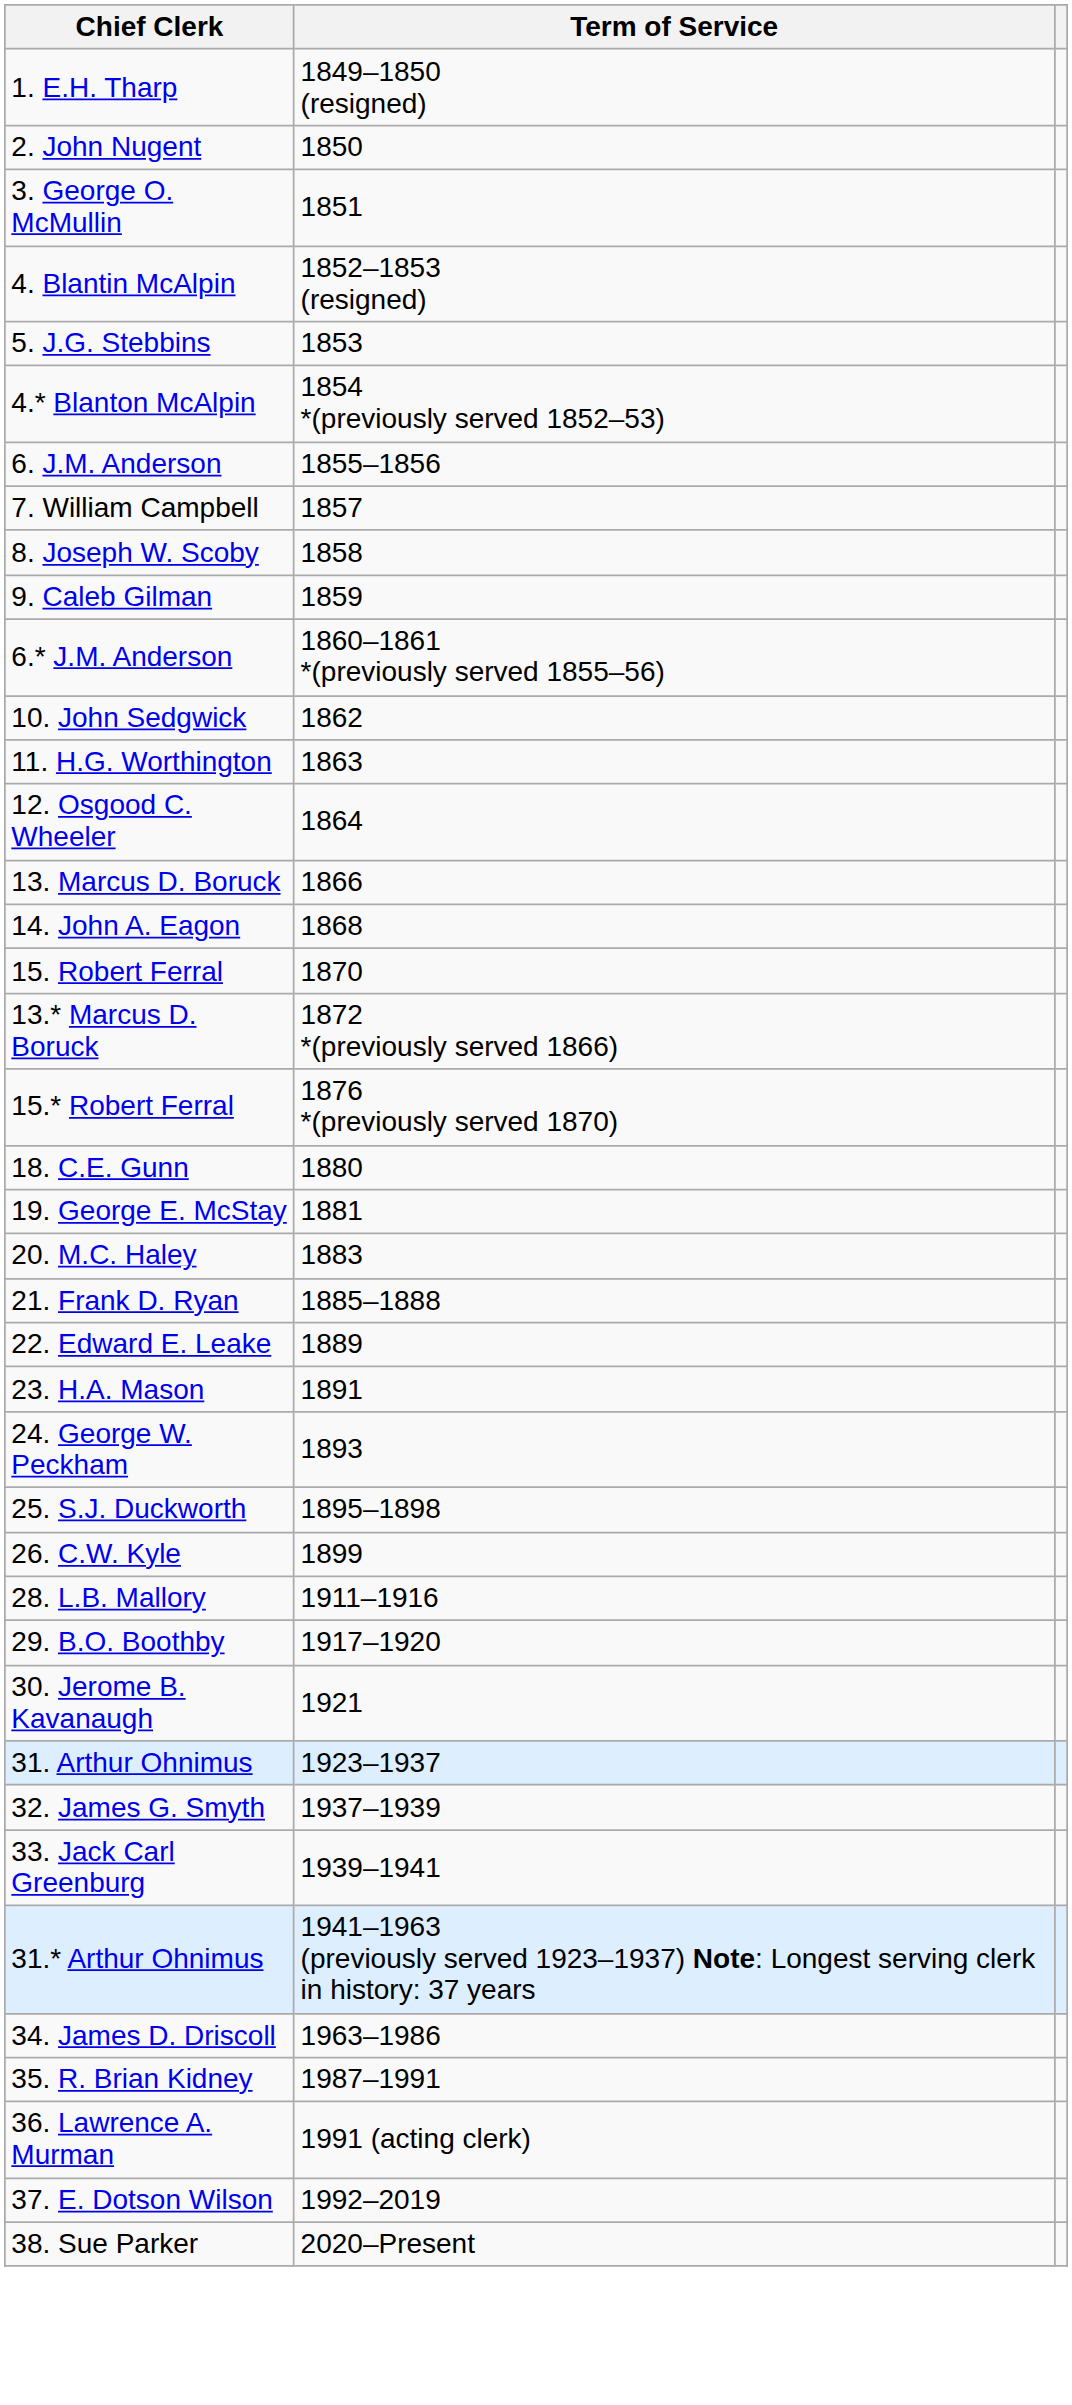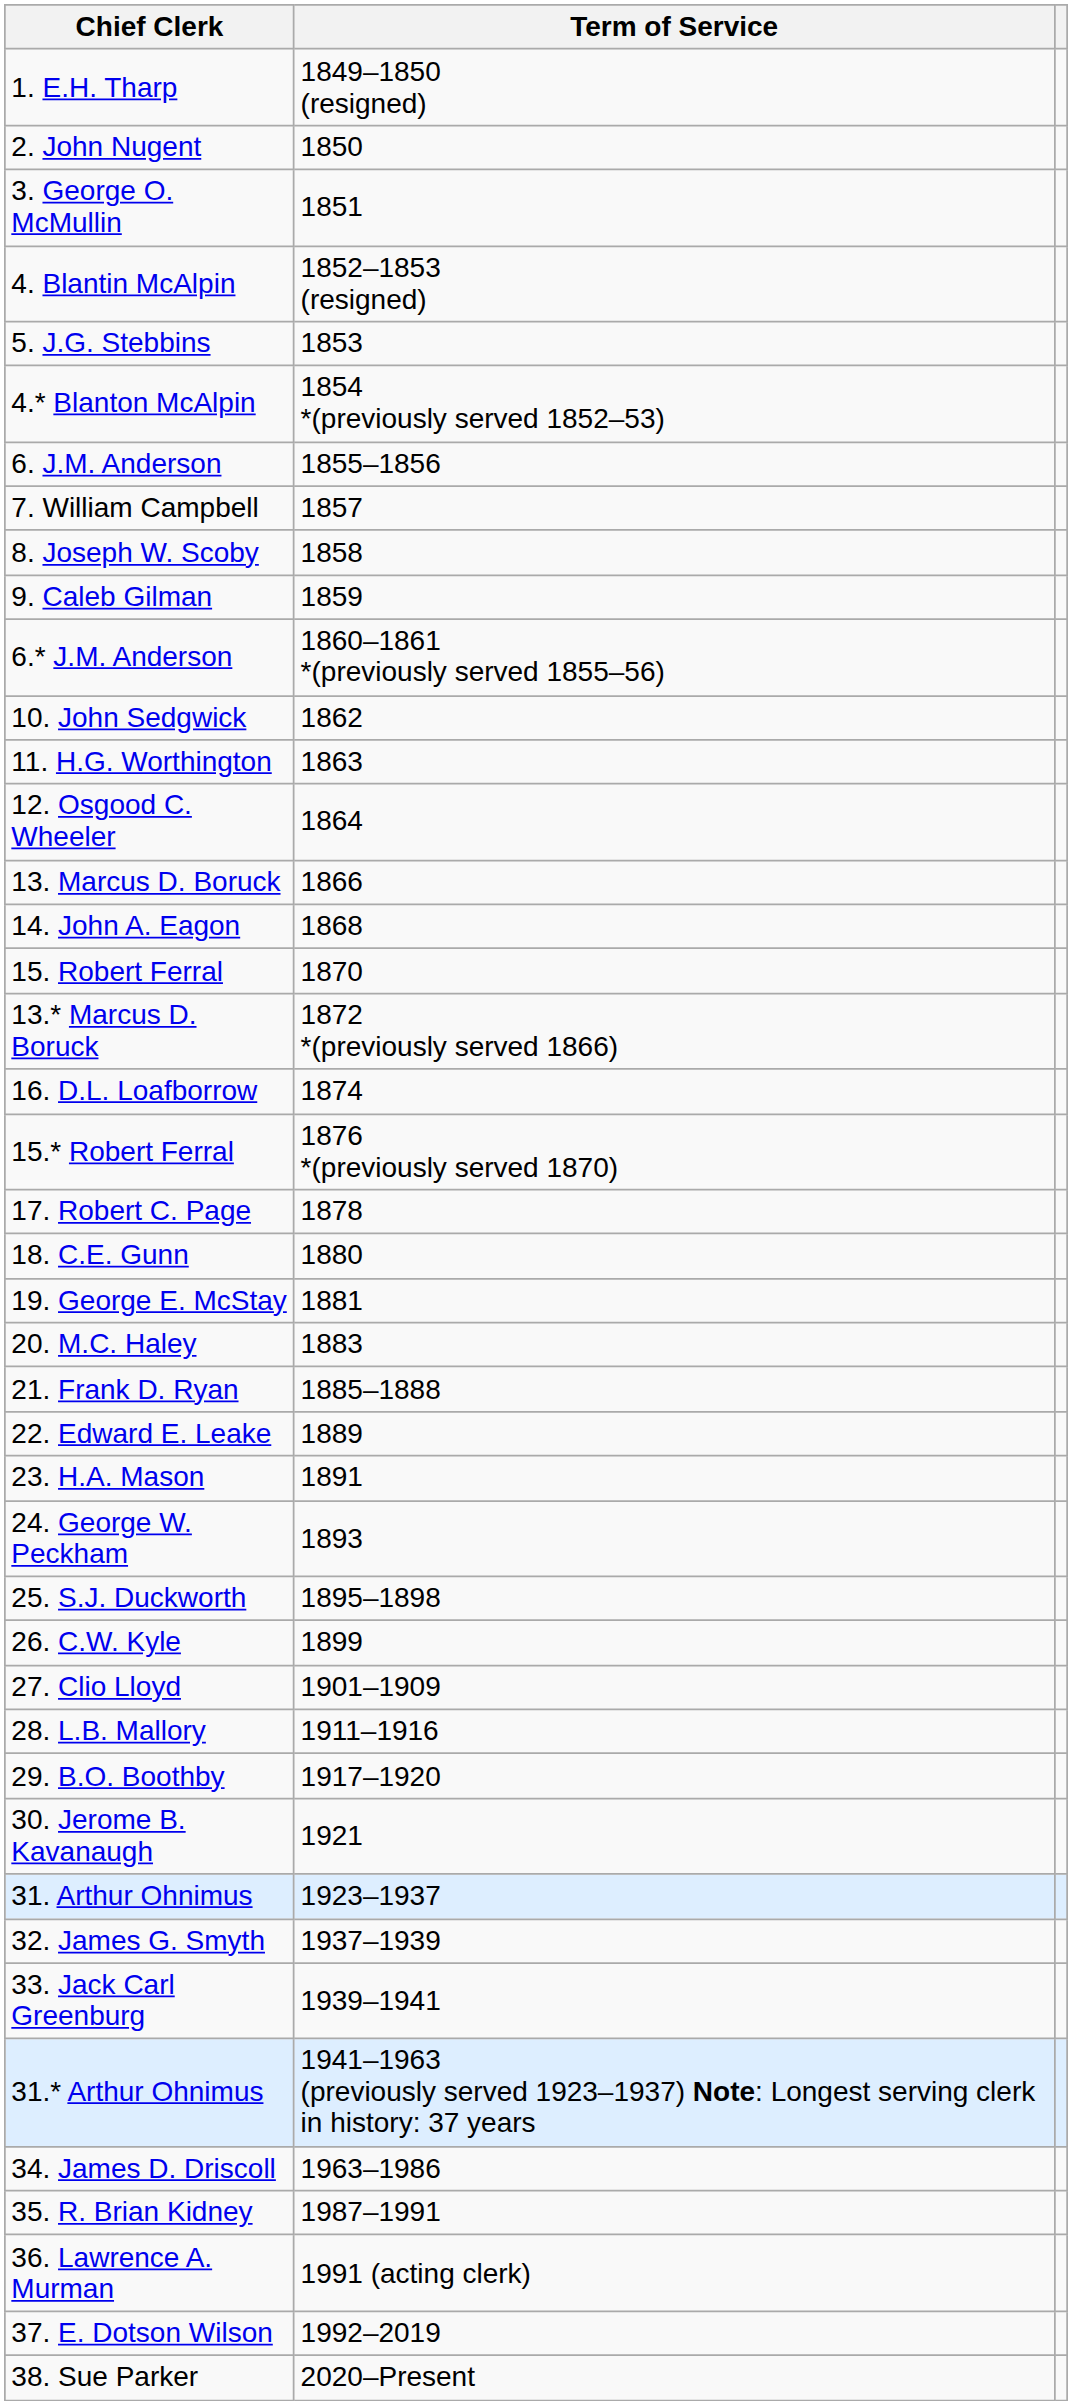+ row: (134, 1090)
+ row: (131, 1211)
+ row: (96, 1686)
